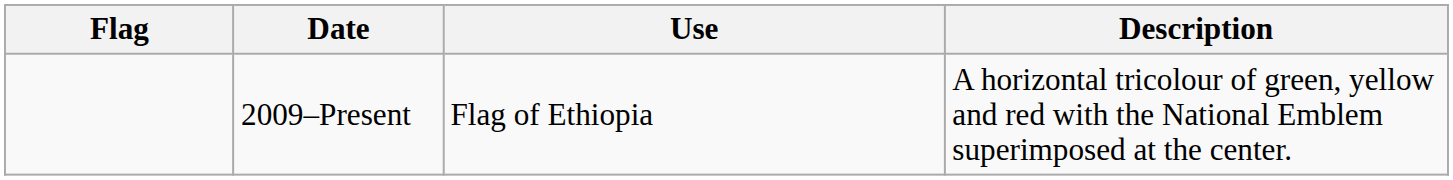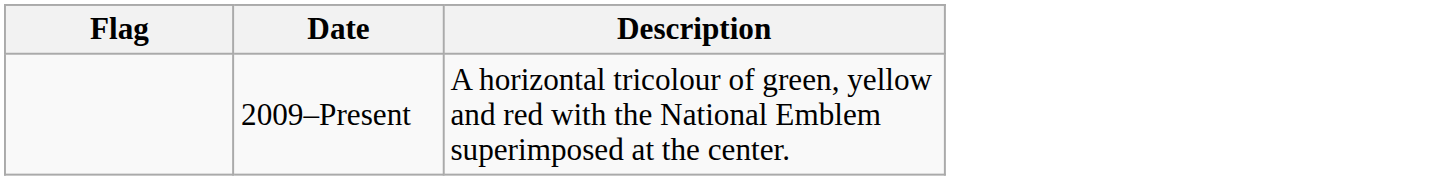- column: (694, 29)
